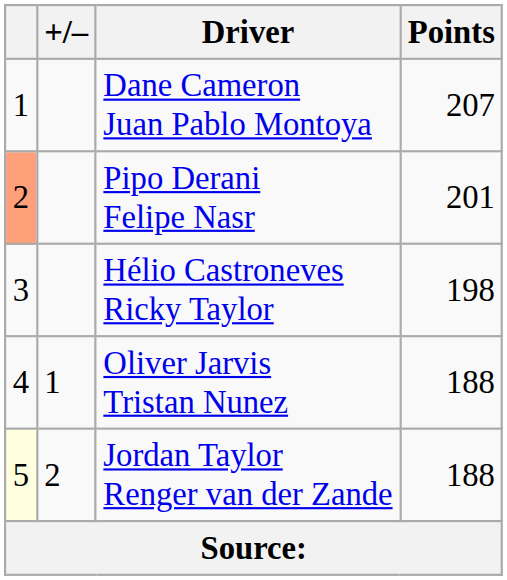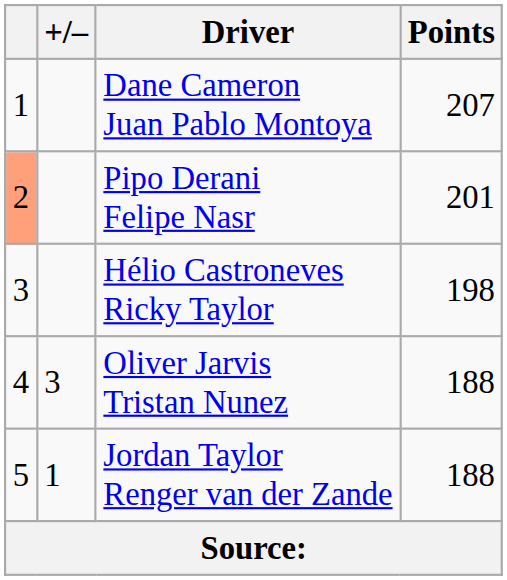(52, 382) 1 -> (52, 382) 3
(21, 475) lightyellow background -> (21, 475) no background
(52, 475) 2 -> (52, 475) 1
